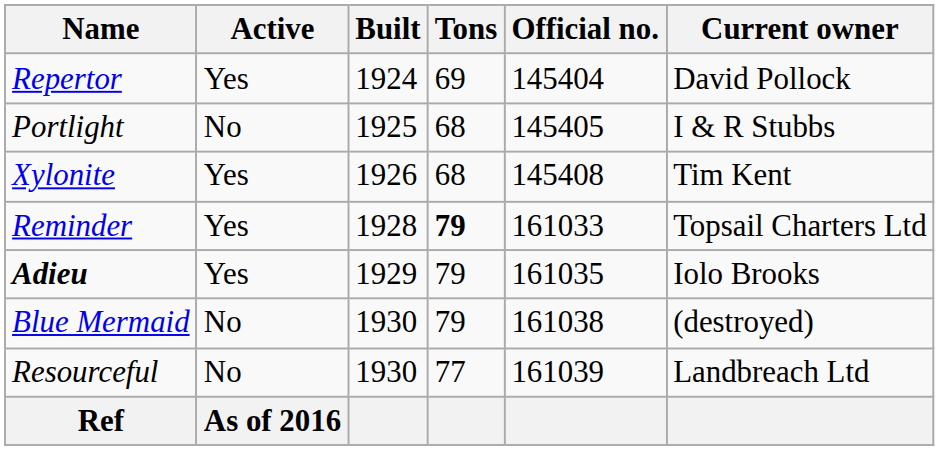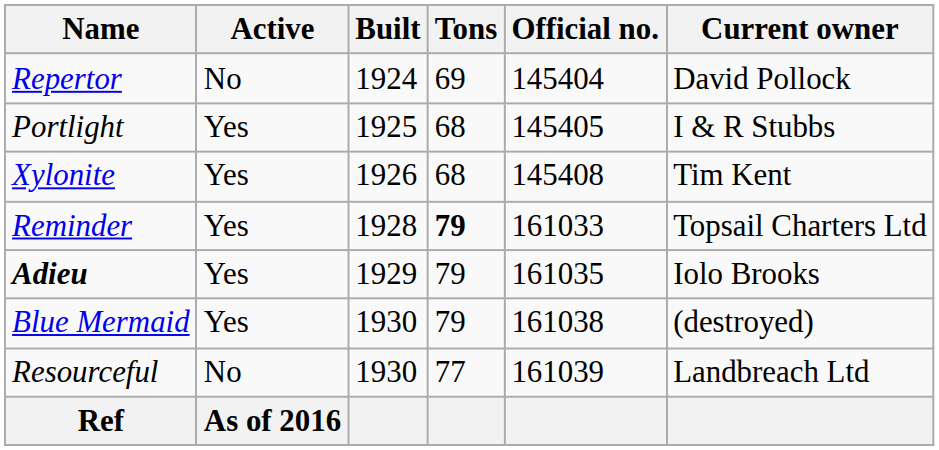(226, 77) Yes -> (223, 77) No
(223, 126) No -> (226, 126) Yes
(223, 322) No -> (226, 322) Yes
